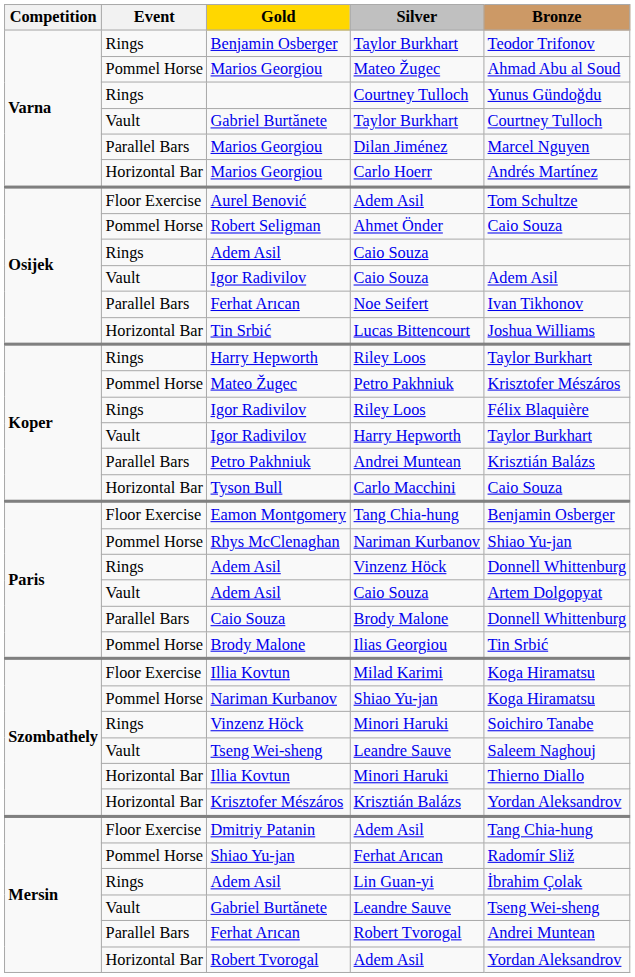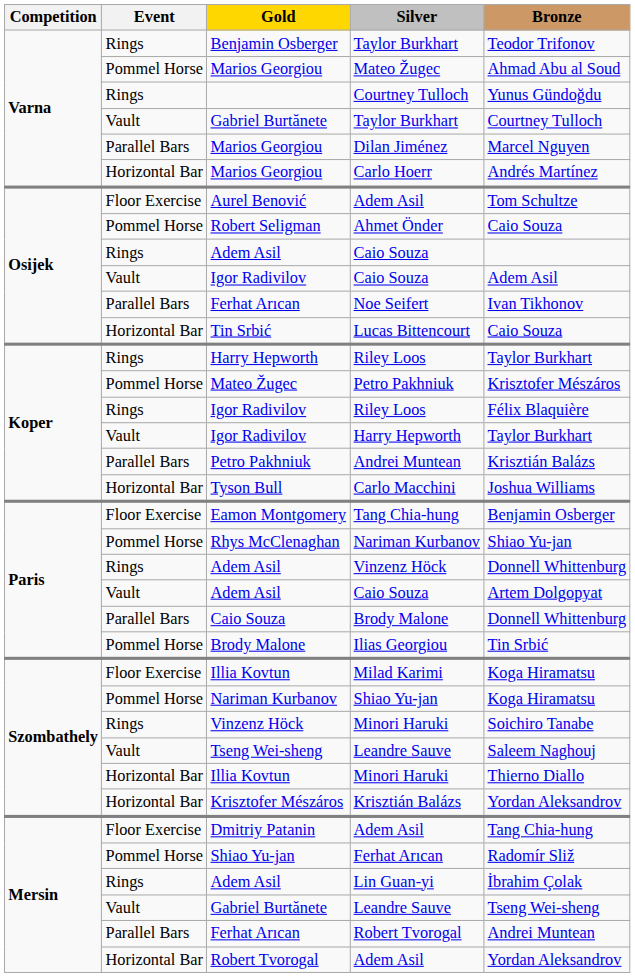(541, 330) Joshua Williams -> (525, 330) Caio Souza
(525, 487) Caio Souza -> (541, 487) Joshua Williams
